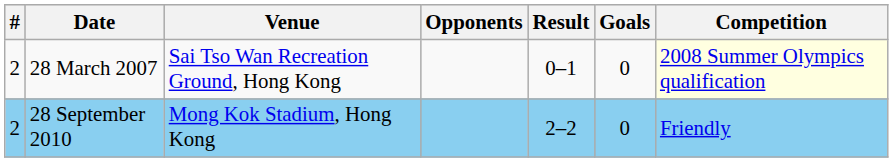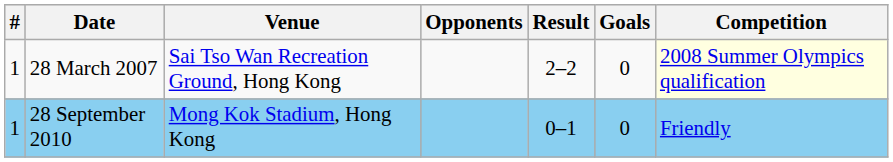(15, 68) 2 -> (15, 68) 1
(561, 68) 0–1 -> (561, 68) 2–2
(15, 127) 2 -> (15, 127) 1
(561, 127) 2–2 -> (561, 127) 0–1
